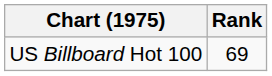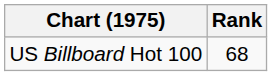(237, 53) 69 -> (237, 53) 68
